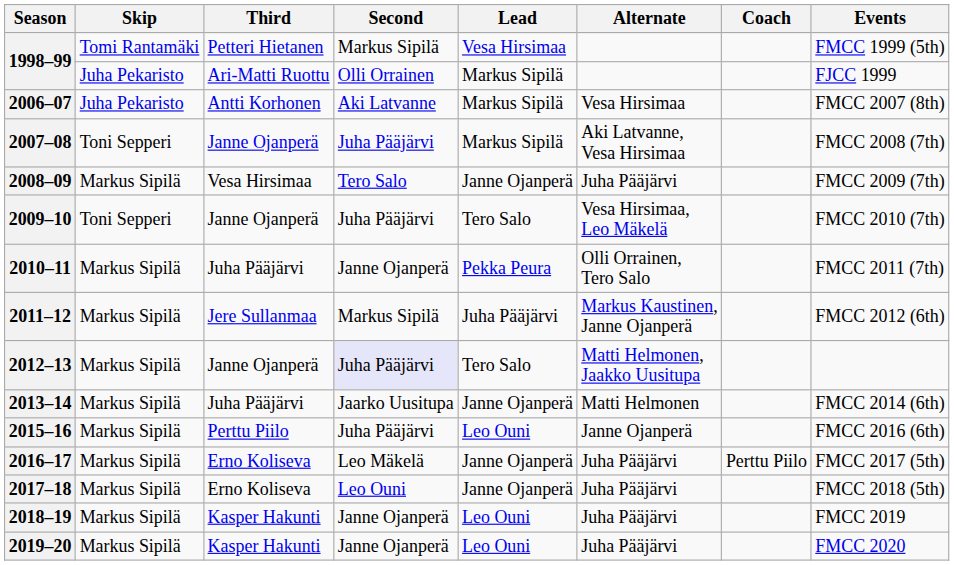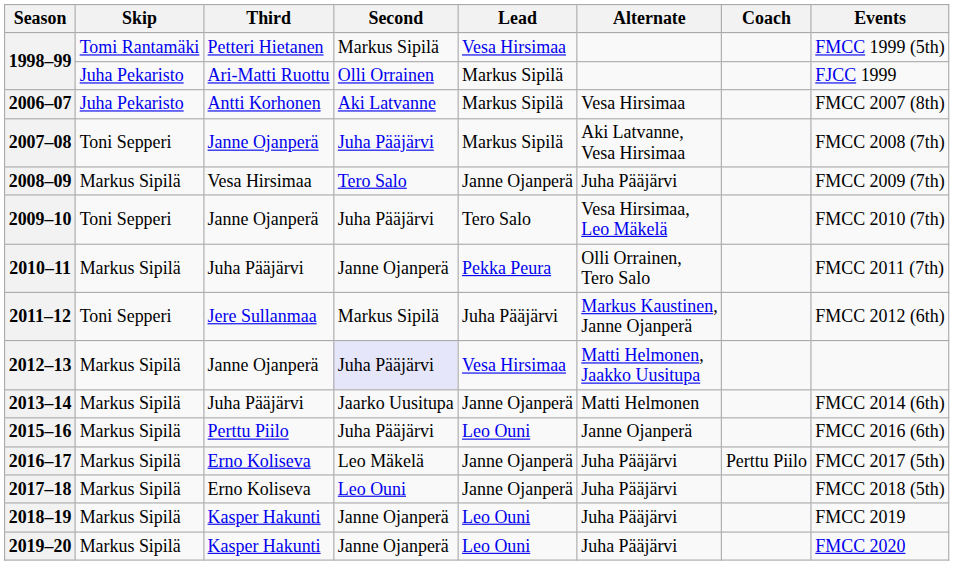(130, 316) Markus Sipilä -> (126, 316) Toni Sepperi
(497, 365) Tero Salo -> (514, 365) Vesa Hirsimaa
